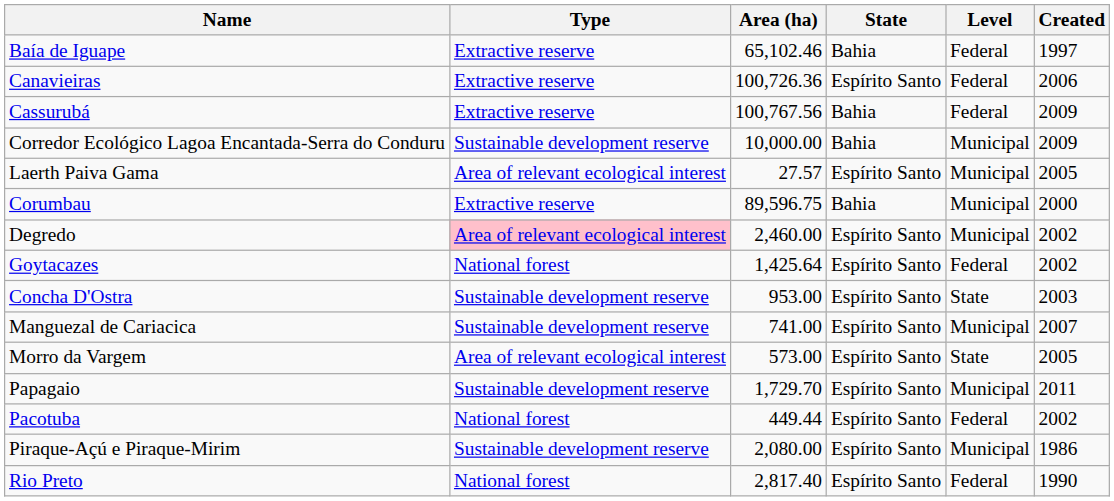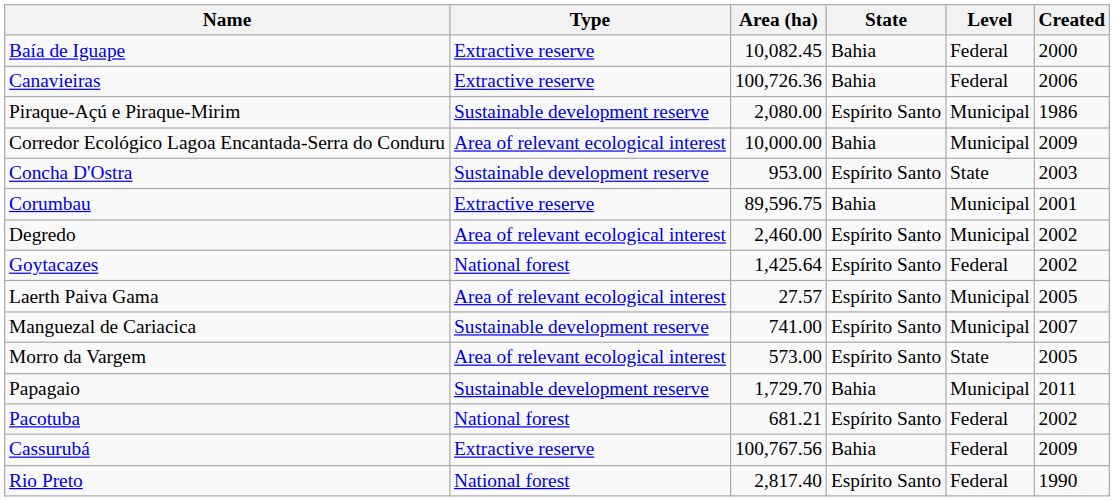(783, 50) 65,102.46 -> (783, 50) 10,082.45
(1058, 50) 1997 -> (1058, 50) 2000
(886, 81) Espírito Santo -> (854, 81) Bahia
rows swapped: (49, 111) <-> (125, 449)
(581, 142) Sustainable development reserve -> (590, 142) Area of relevant ecological interest
rows swapped: (71, 296) <-> (84, 173)
(1058, 204) 2000 -> (1058, 204) 2001
(590, 234) pink background -> (590, 234) no background
(886, 388) Espírito Santo -> (854, 388) Bahia
(795, 419) 449.44 -> (795, 419) 681.21
